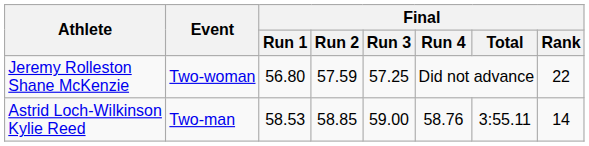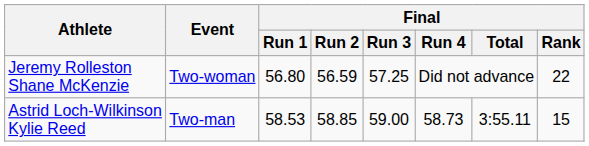(337, 77) 57.59 -> (337, 77) 56.59
(443, 120) 58.76 -> (443, 120) 58.73
(561, 120) 14 -> (561, 120) 15
